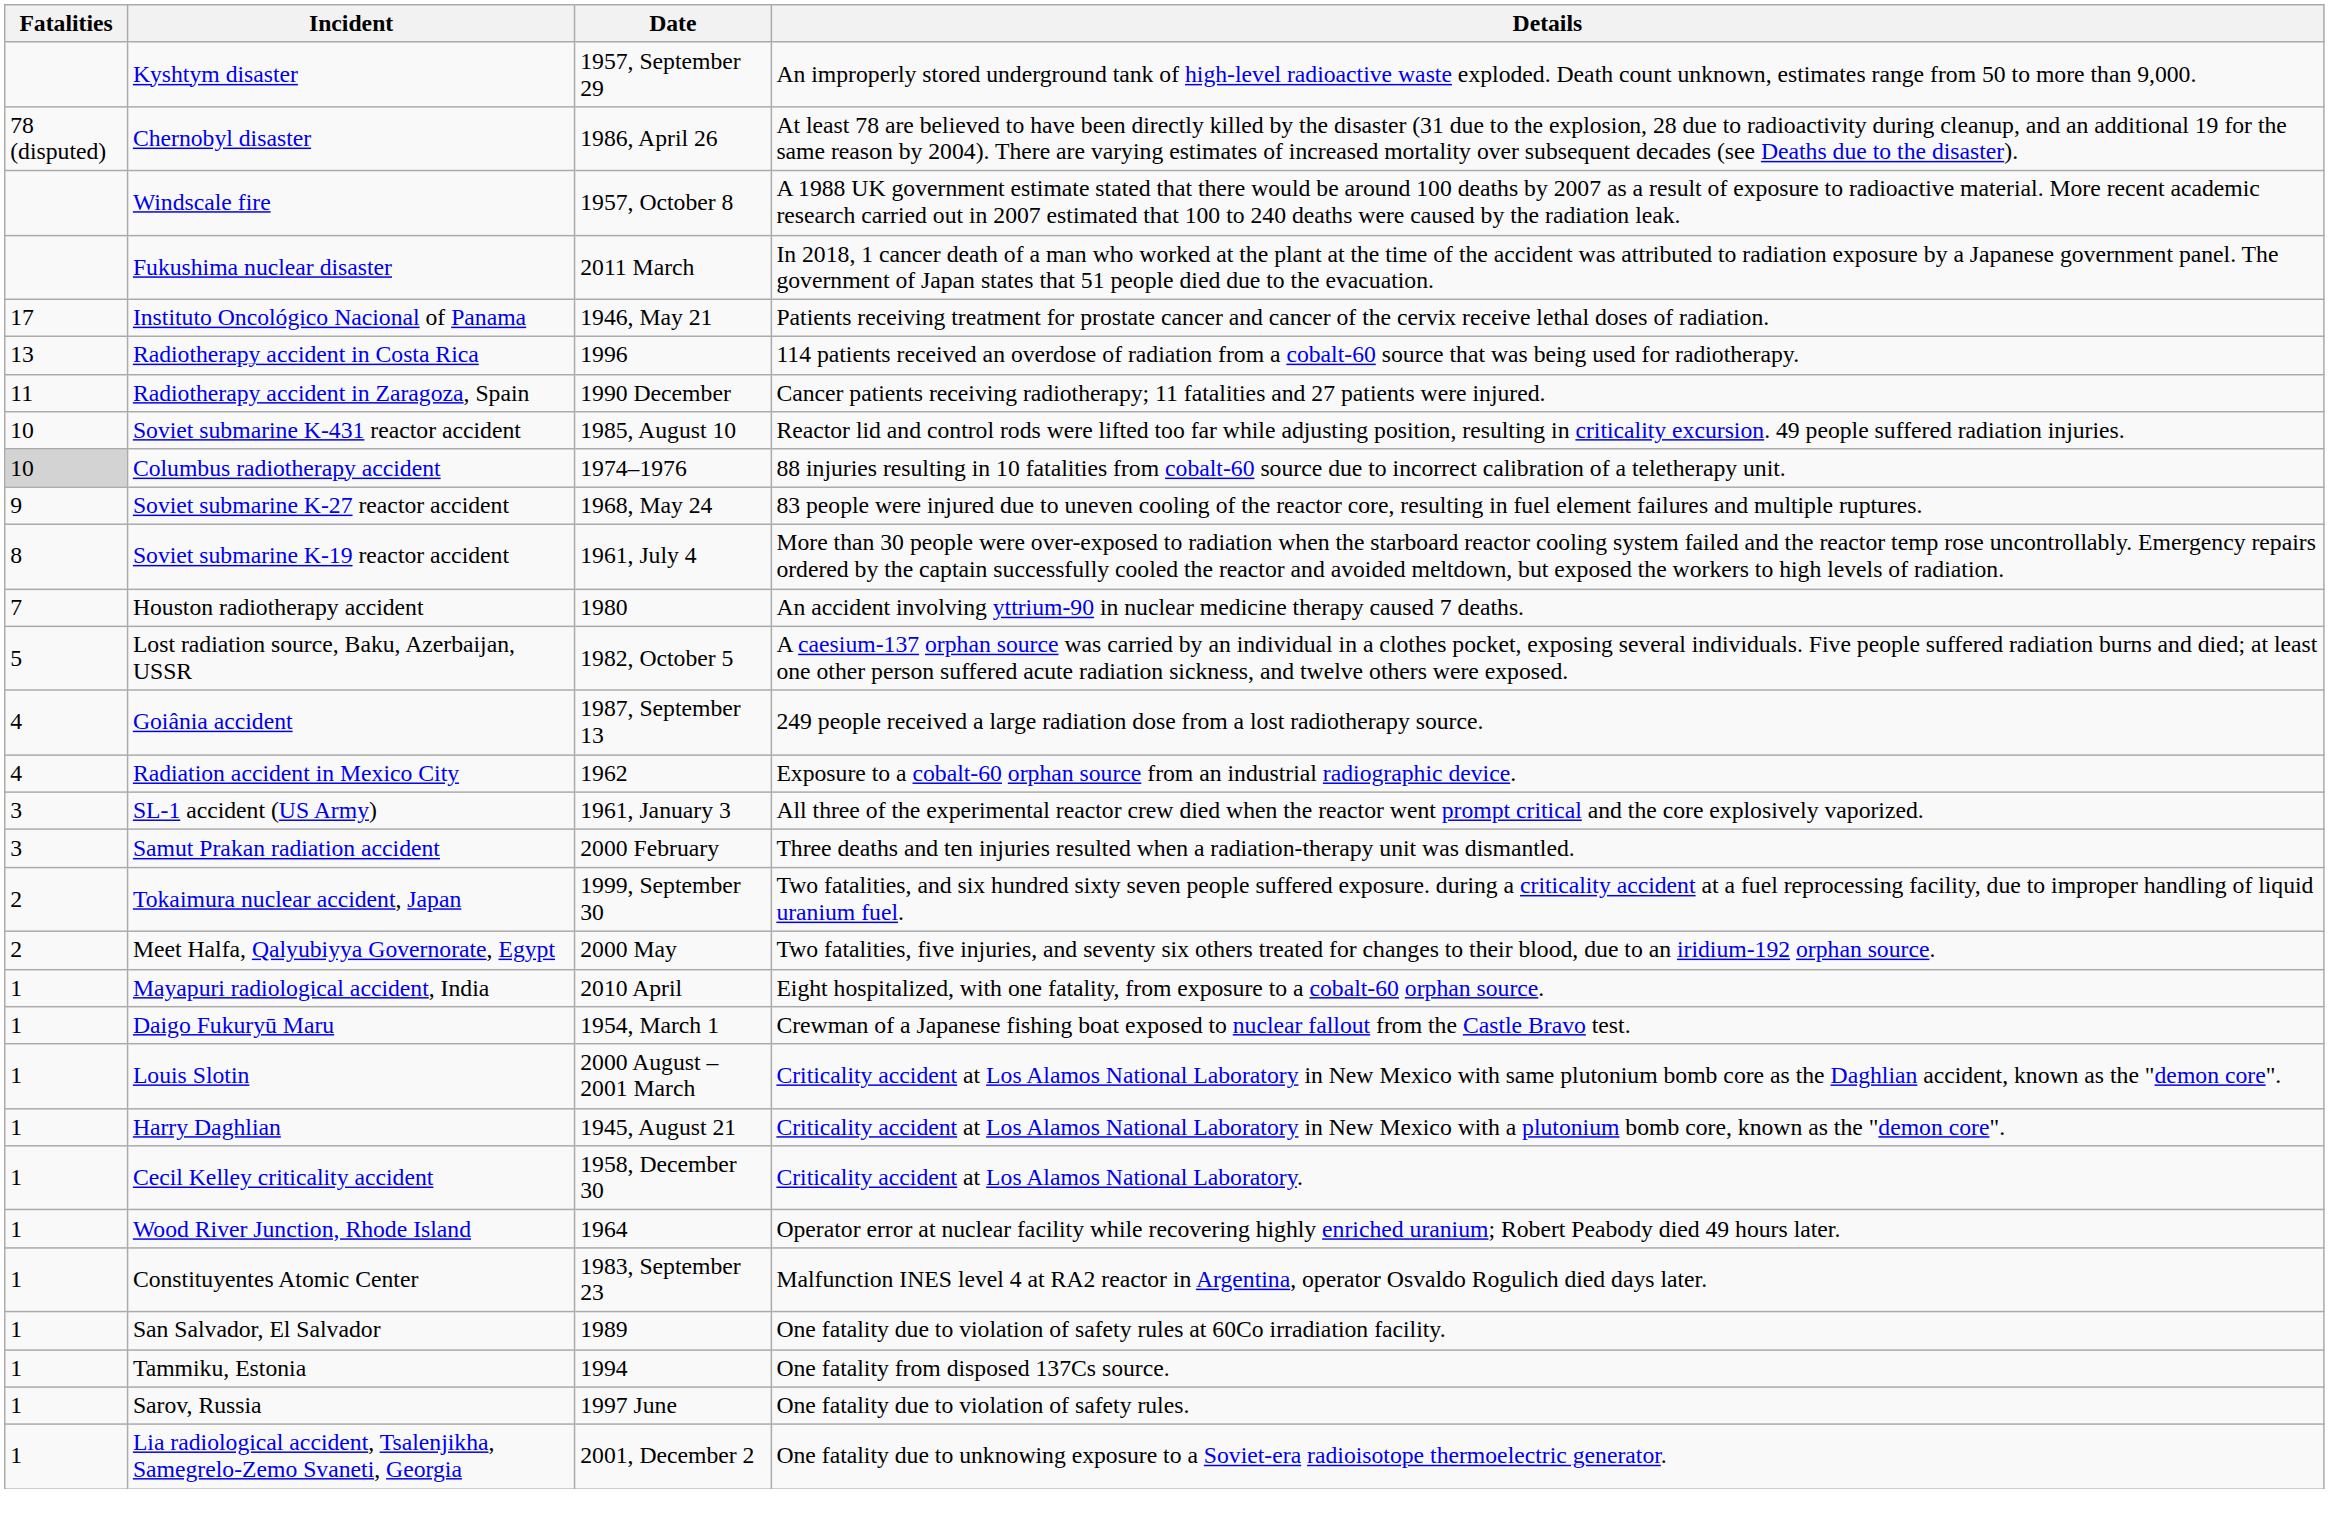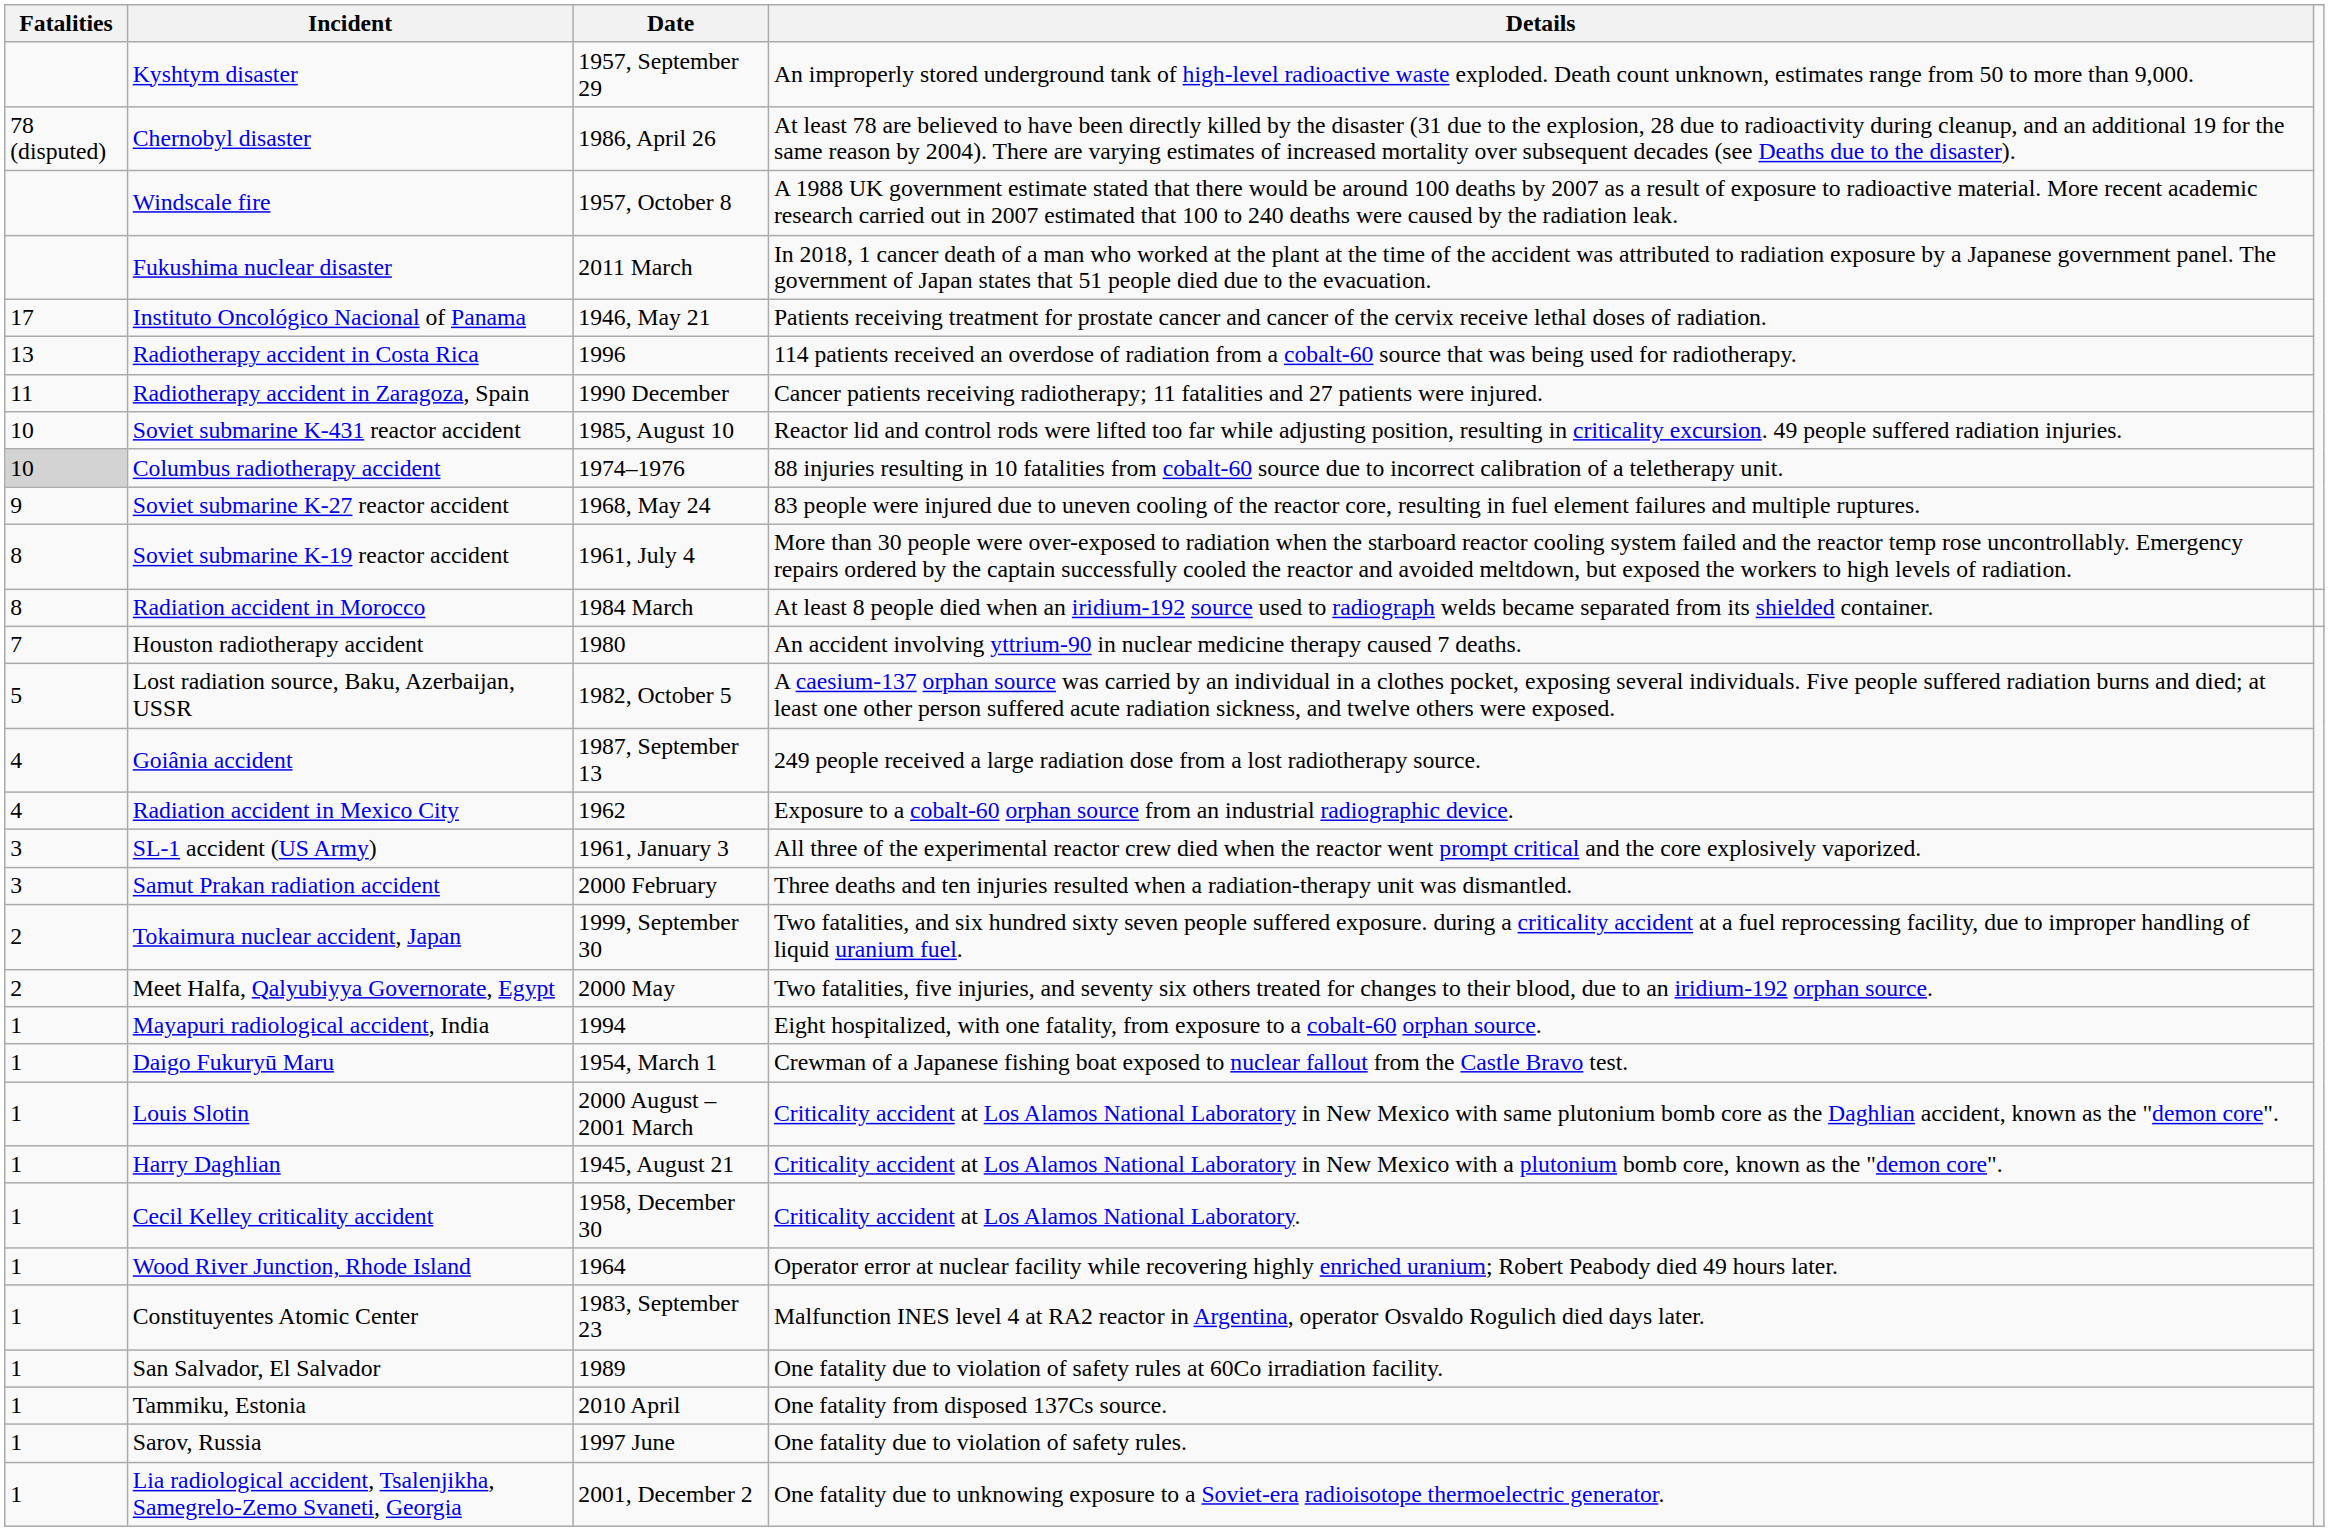+ row: (279, 607)
(631, 987) 2010 April -> (602, 1025) 1994
(604, 1367) 1994 -> (629, 1405) 2010 April
